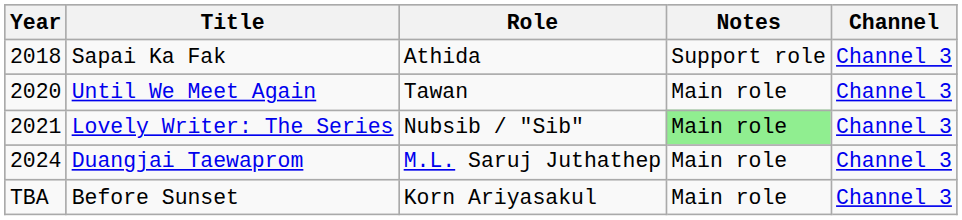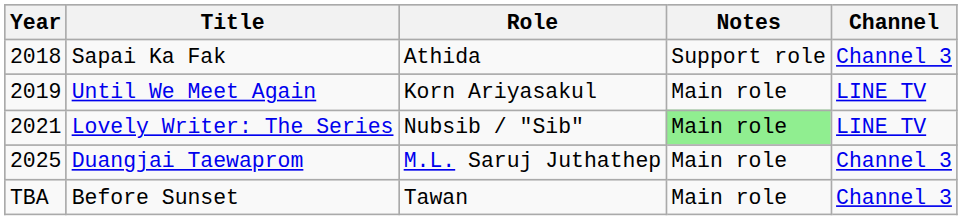(36, 92) 2020 -> (36, 92) 2019
(436, 92) Tawan -> (500, 92) Korn Ariyasakul
(894, 92) Channel 3 -> (881, 92) LINE TV
(894, 127) Channel 3 -> (881, 127) LINE TV
(36, 162) 2024 -> (36, 162) 2025
(500, 197) Korn Ariyasakul -> (436, 197) Tawan
